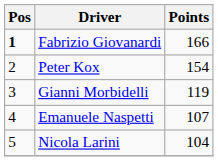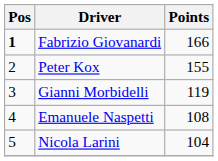(198, 66) 154 -> (198, 66) 155
(198, 117) 107 -> (198, 117) 108
